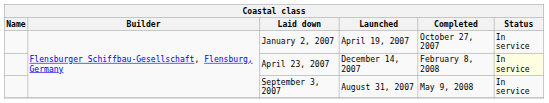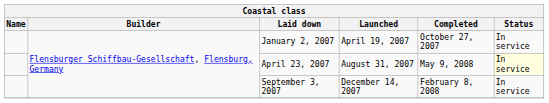(370, 64) December 14, 2007 -> (378, 64) August 31, 2007
(447, 64) February 8, 2008 -> (447, 64) May 9, 2008
(378, 87) August 31, 2007 -> (370, 87) December 14, 2007
(447, 87) May 9, 2008 -> (447, 87) February 8, 2008
